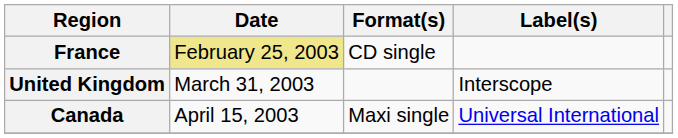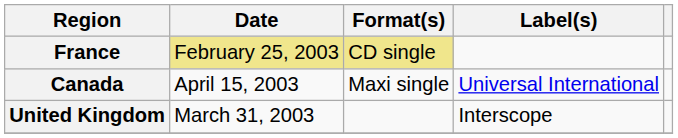(392, 52) no background -> (392, 52) khaki background
rows swapped: (87, 84) <-> (87, 116)
